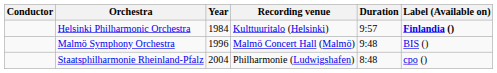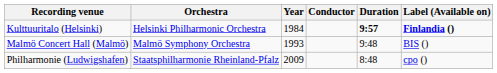columns swapped: (30, 12) <-> (294, 12)
(368, 28) normal -> (369, 28) bold
(218, 44) 1996 -> (294, 44) 1993
(218, 60) 2004 -> (294, 60) 2009
